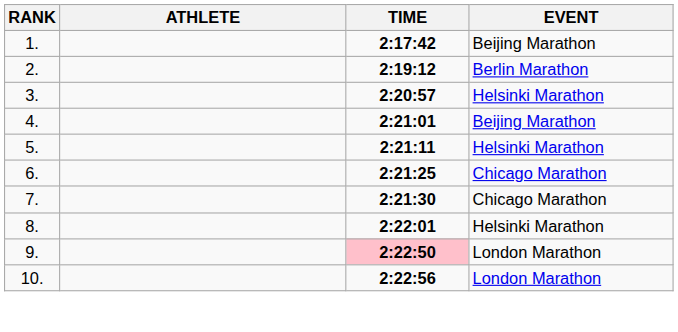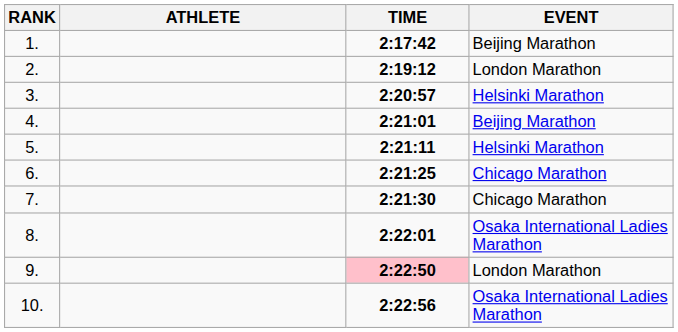(530, 70) Berlin Marathon -> (537, 70) London Marathon
(538, 226) Helsinki Marathon -> (570, 235) Osaka International Ladies Marathon
(537, 278) London Marathon -> (570, 305) Osaka International Ladies Marathon
